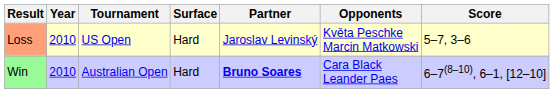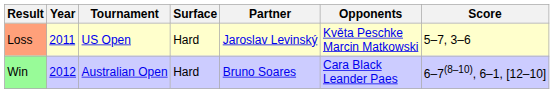(63, 39) 2010 -> (62, 39) 2011
(63, 72) 2010 -> (63, 72) 2012
(262, 72) bold -> (259, 72) normal
